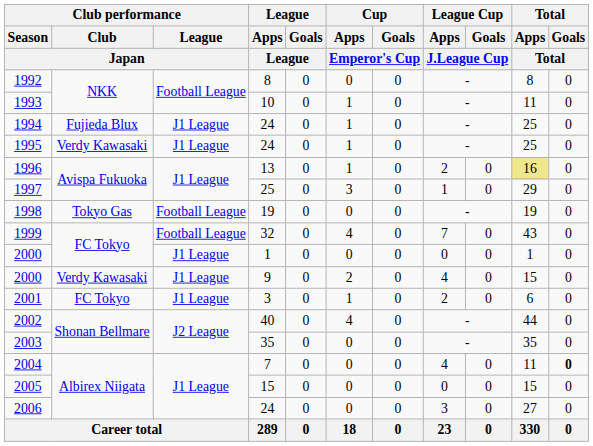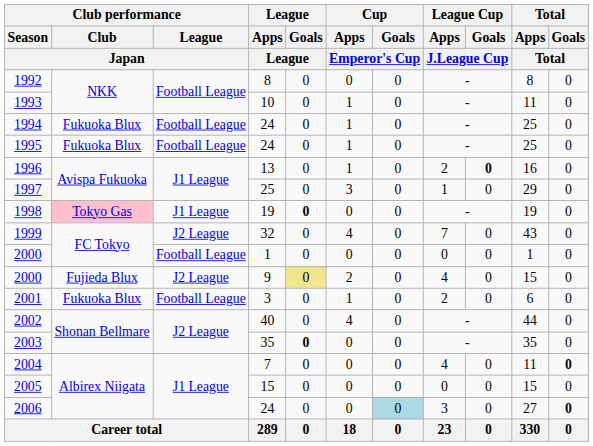(102, 124) Fujieda Blux -> (102, 124) Fukuoka Blux
(201, 124) J1 League -> (201, 124) Football League
(102, 146) Verdy Kawasaki -> (102, 146) Fukuoka Blux
(201, 146) J1 League -> (201, 146) Football League
(489, 168) normal -> (489, 168) bold
(530, 168) khaki background -> (530, 168) no background
(102, 211) no background -> (102, 211) pink background
(201, 211) Football League -> (201, 211) J1 League
(306, 211) normal -> (306, 211) bold
(201, 233) Football League -> (201, 233) J2 League
(201, 255) J1 League -> (201, 255) Football League
(102, 277) Verdy Kawasaki -> (102, 277) Fujieda Blux
(201, 277) J1 League -> (201, 277) J2 League
(306, 277) no background -> (306, 277) khaki background
(102, 299) FC Tokyo -> (102, 299) Fukuoka Blux
(201, 299) J1 League -> (201, 299) Football League
(306, 342) normal -> (306, 342) bold
(398, 408) no background -> (398, 408) lightblue background
(568, 408) normal -> (568, 408) bold
